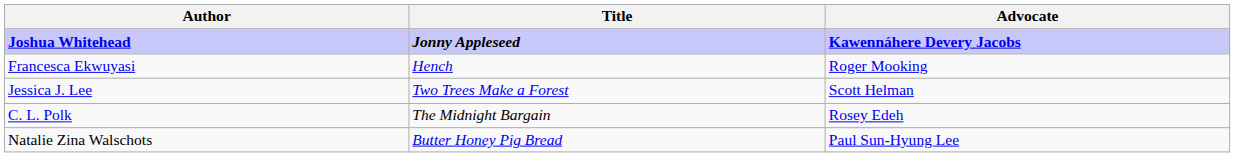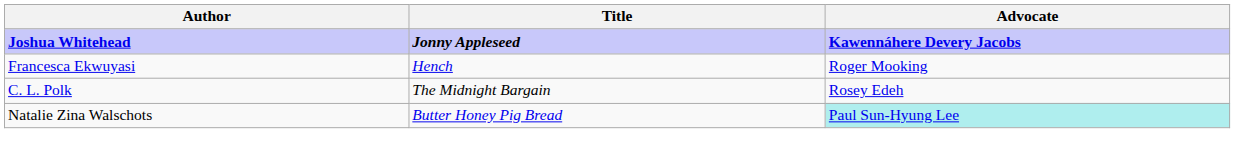- row: (50, 90)
(894, 139) no background -> (894, 115) paleturquoise background
